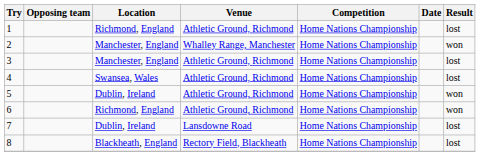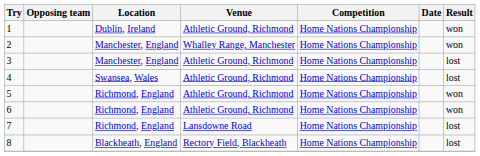(134, 29) Richmond, England -> (125, 29) Dublin, Ireland
(453, 29) lost -> (454, 29) won
(125, 94) Dublin, Ireland -> (134, 94) Richmond, England
(125, 126) Dublin, Ireland -> (134, 126) Richmond, England
